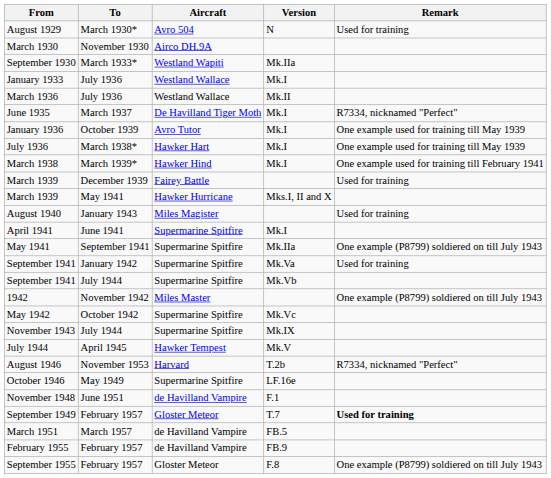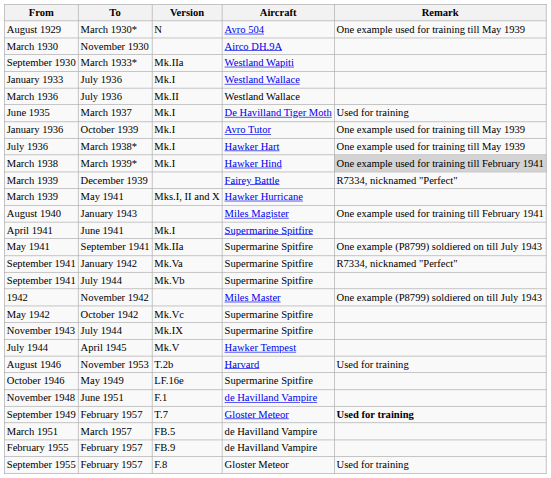columns swapped: (208, 12) <-> (299, 12)
(373, 29) Used for training -> (431, 29) One example used for training till May 1939
(397, 113) R7334, nicknamed "Perfect" -> (373, 113) Used for training
(440, 163) no background -> (440, 163) lightgrey background
(373, 180) Used for training -> (397, 180) R7334, nicknamed "Perfect"
(373, 213) Used for training -> (440, 213) One example used for training till February 1941
(373, 264) Used for training -> (397, 264) R7334, nicknamed "Perfect"
(397, 364) R7334, nicknamed "Perfect" -> (373, 364) Used for training
(439, 465) One example (P8799) soldiered on till July 1943 -> (373, 465) Used for training
